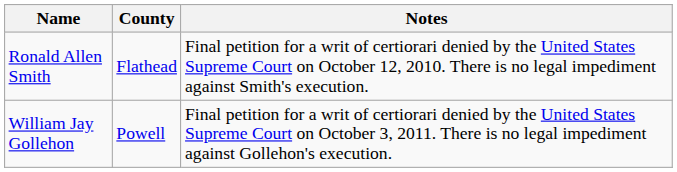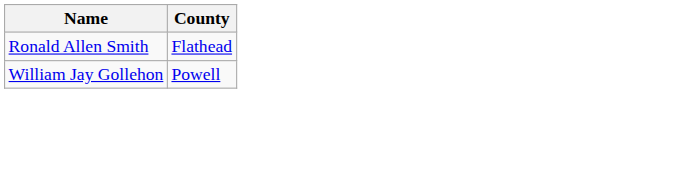- column: (427, 18)
